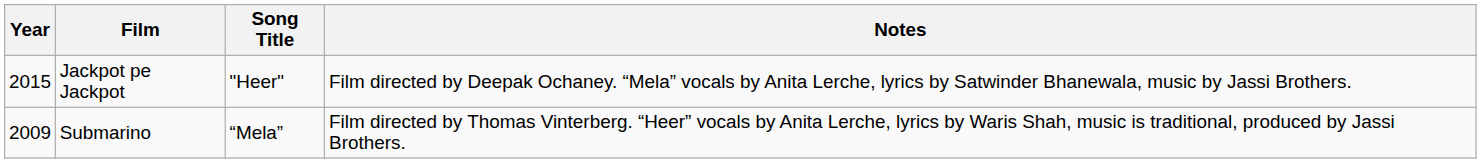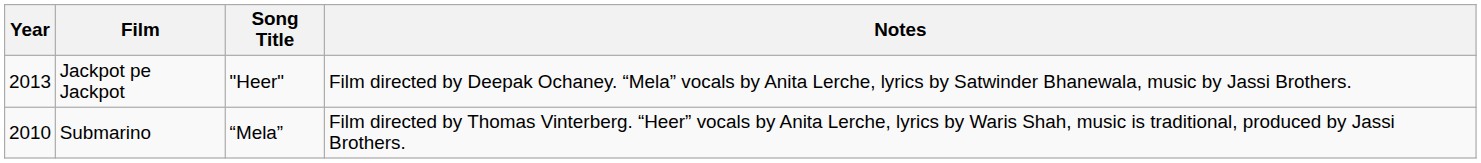(30, 81) 2015 -> (30, 81) 2013
(30, 132) 2009 -> (30, 132) 2010
